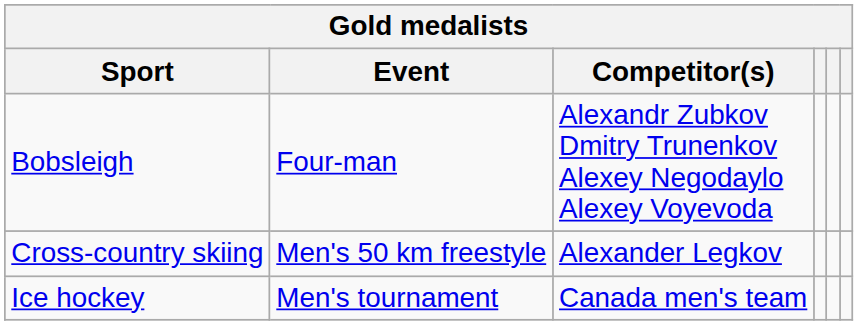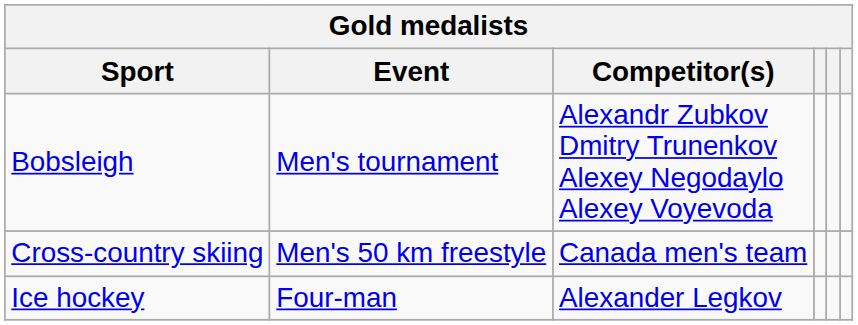(337, 161) Four-man -> (387, 161) Men's tournament
(670, 252) Alexander Legkov -> (683, 252) Canada men's team
(387, 297) Men's tournament -> (337, 297) Four-man
(683, 297) Canada men's team -> (670, 297) Alexander Legkov
